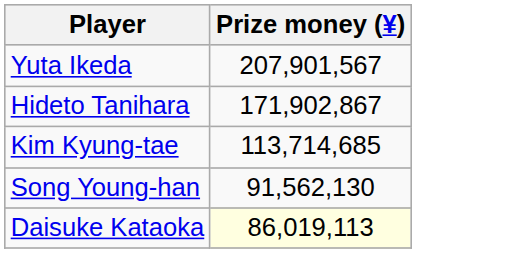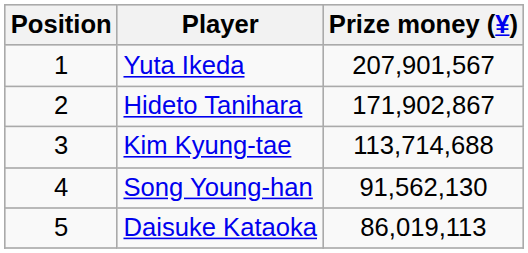+ column: (61, 24)
(311, 146) 113,714,685 -> (423, 146) 113,714,688
(311, 227) lightyellow background -> (423, 227) no background
